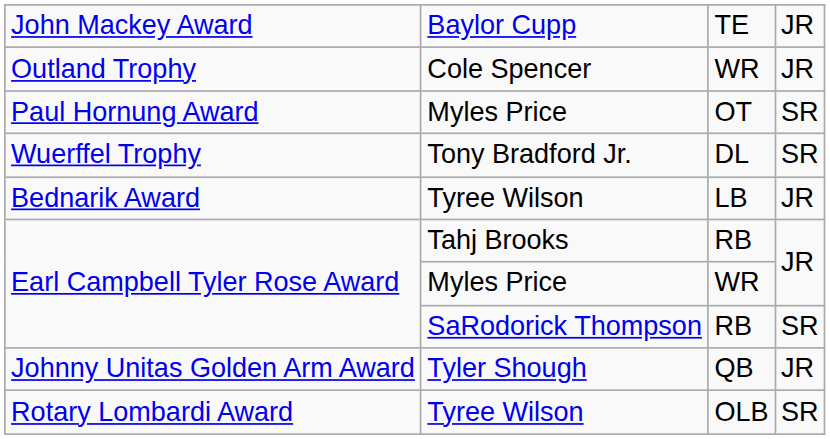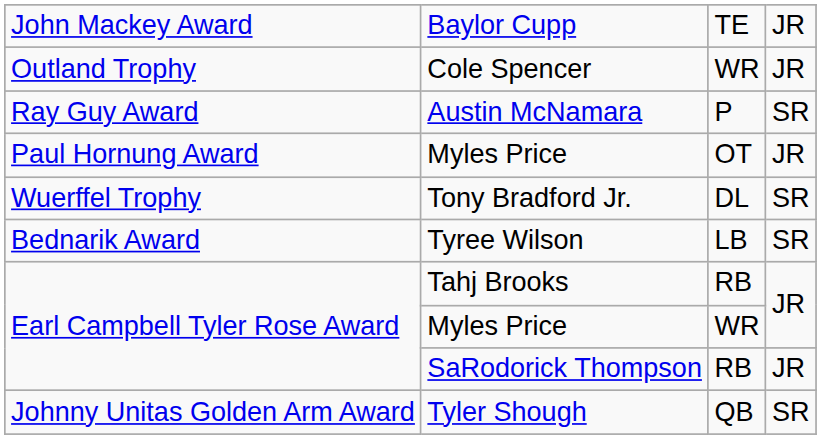+ row: (105, 111)
(800, 111) SR -> (788, 154) JR
(797, 197) JR -> (791, 240) SR
(800, 326) SR -> (788, 369) JR
(797, 369) JR -> (791, 411) SR
- row: (152, 411)
